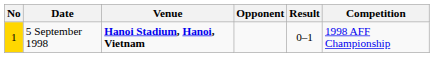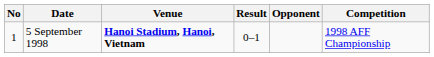columns swapped: (260, 13) <-> (305, 13)
(14, 37) gold background -> (14, 37) no background
